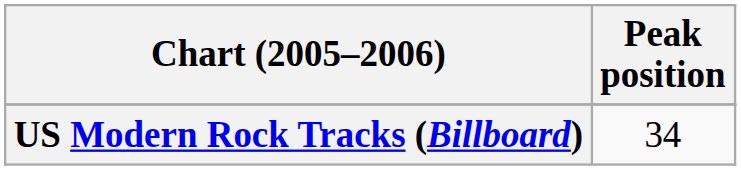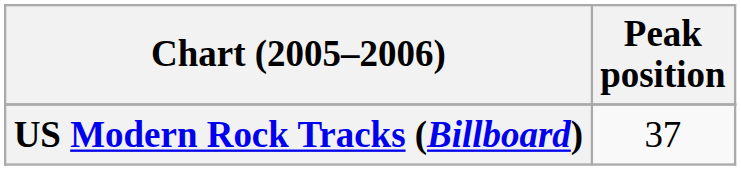(663, 134) 34 -> (663, 134) 37
